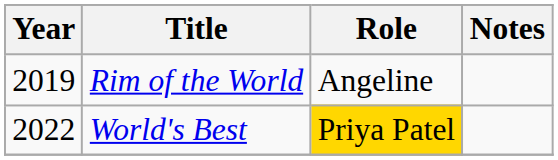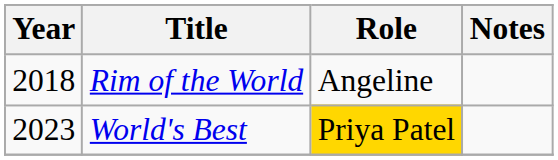(44, 79) 2019 -> (44, 79) 2018
(44, 129) 2022 -> (44, 129) 2023
